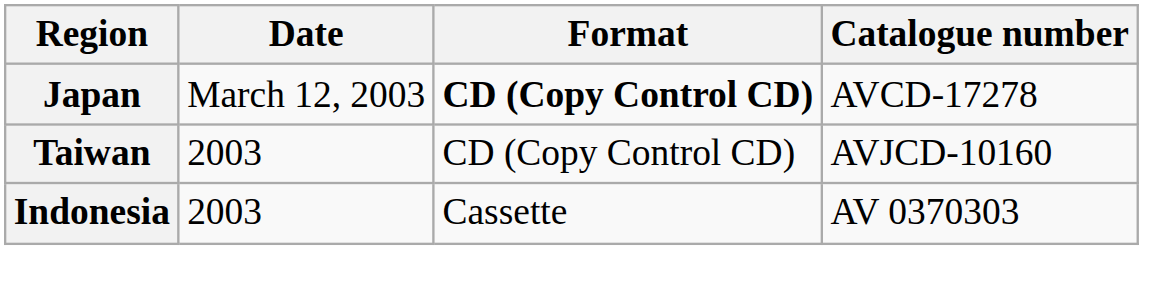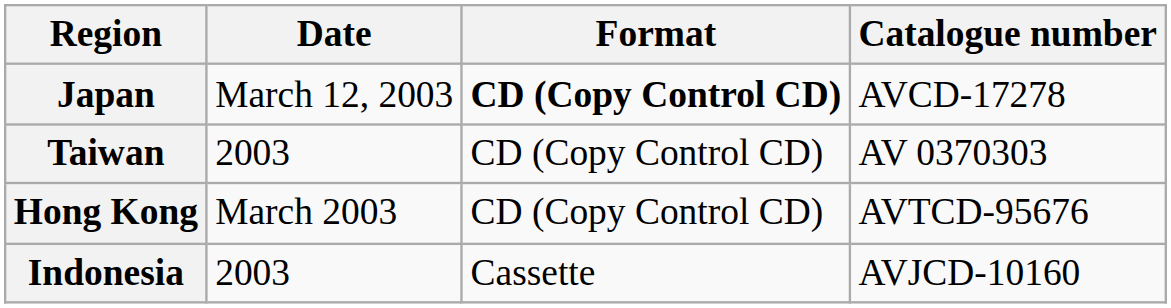(941, 152) AVJCD-10160 -> (953, 152) AV 0370303
+ row: (106, 212)
(925, 212) AV 0370303 -> (969, 271) AVJCD-10160
